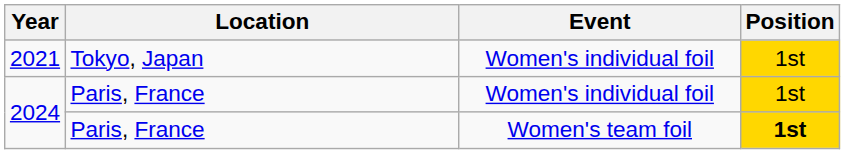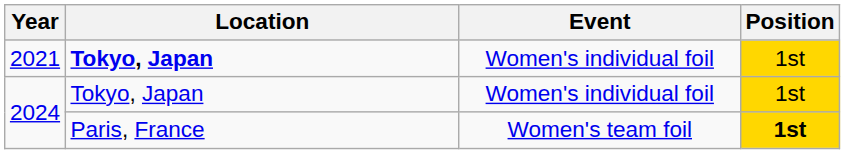(137, 58) normal -> (142, 58) bold
(138, 93) Paris, France -> (137, 93) Tokyo, Japan
